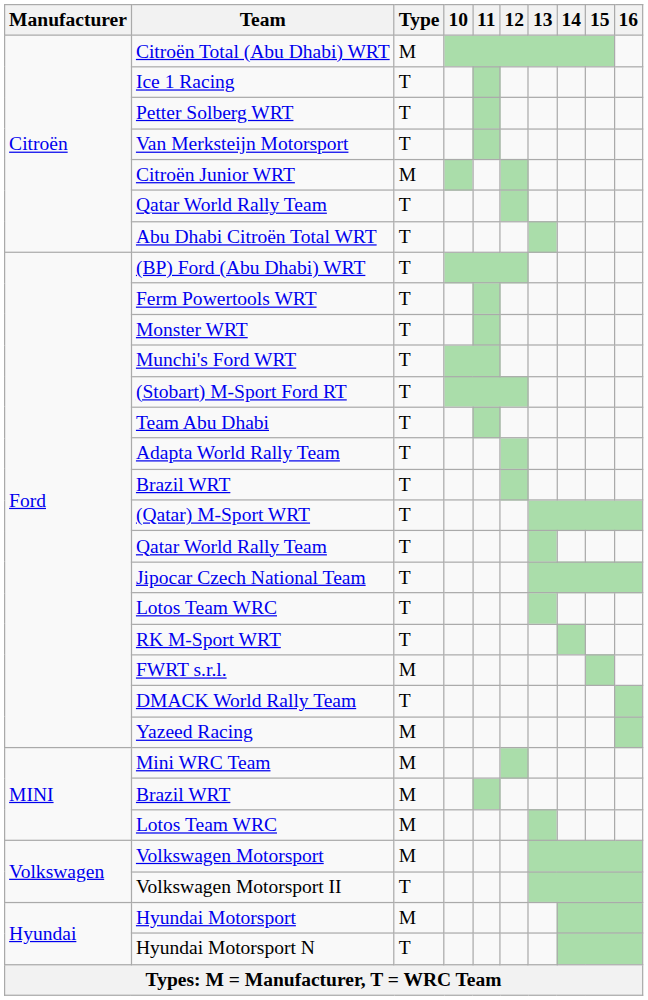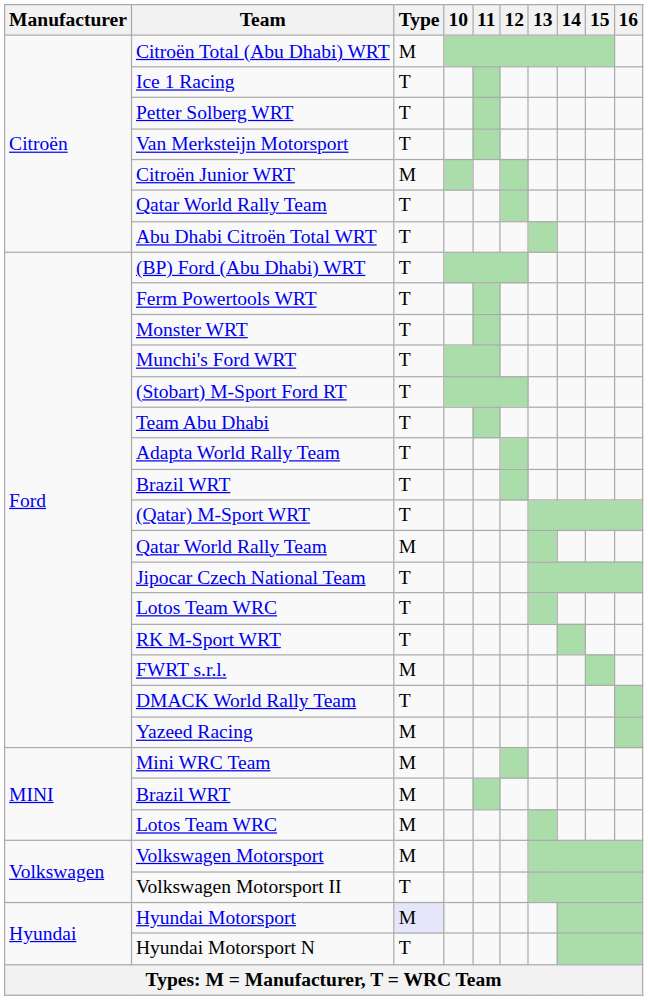(405, 546) T -> (407, 546) M
(407, 917) no background -> (407, 917) lavender background
